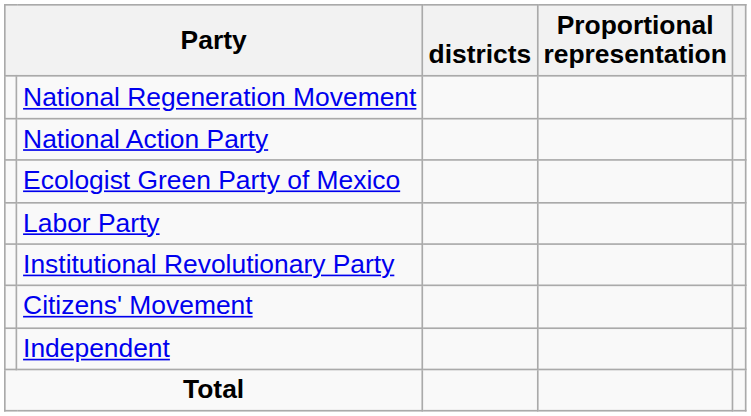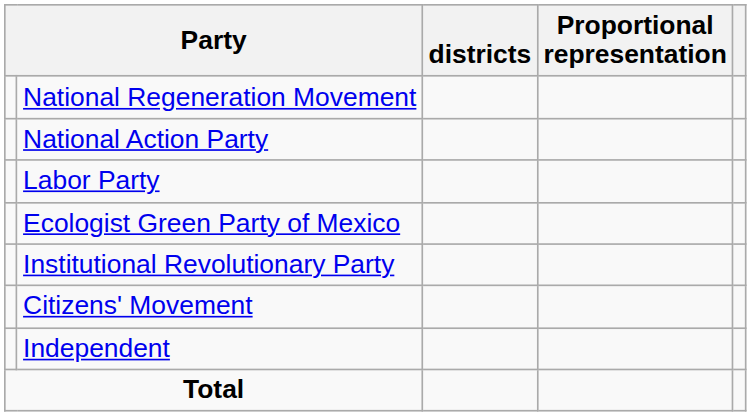rows swapped: (212, 180) <-> (91, 222)
